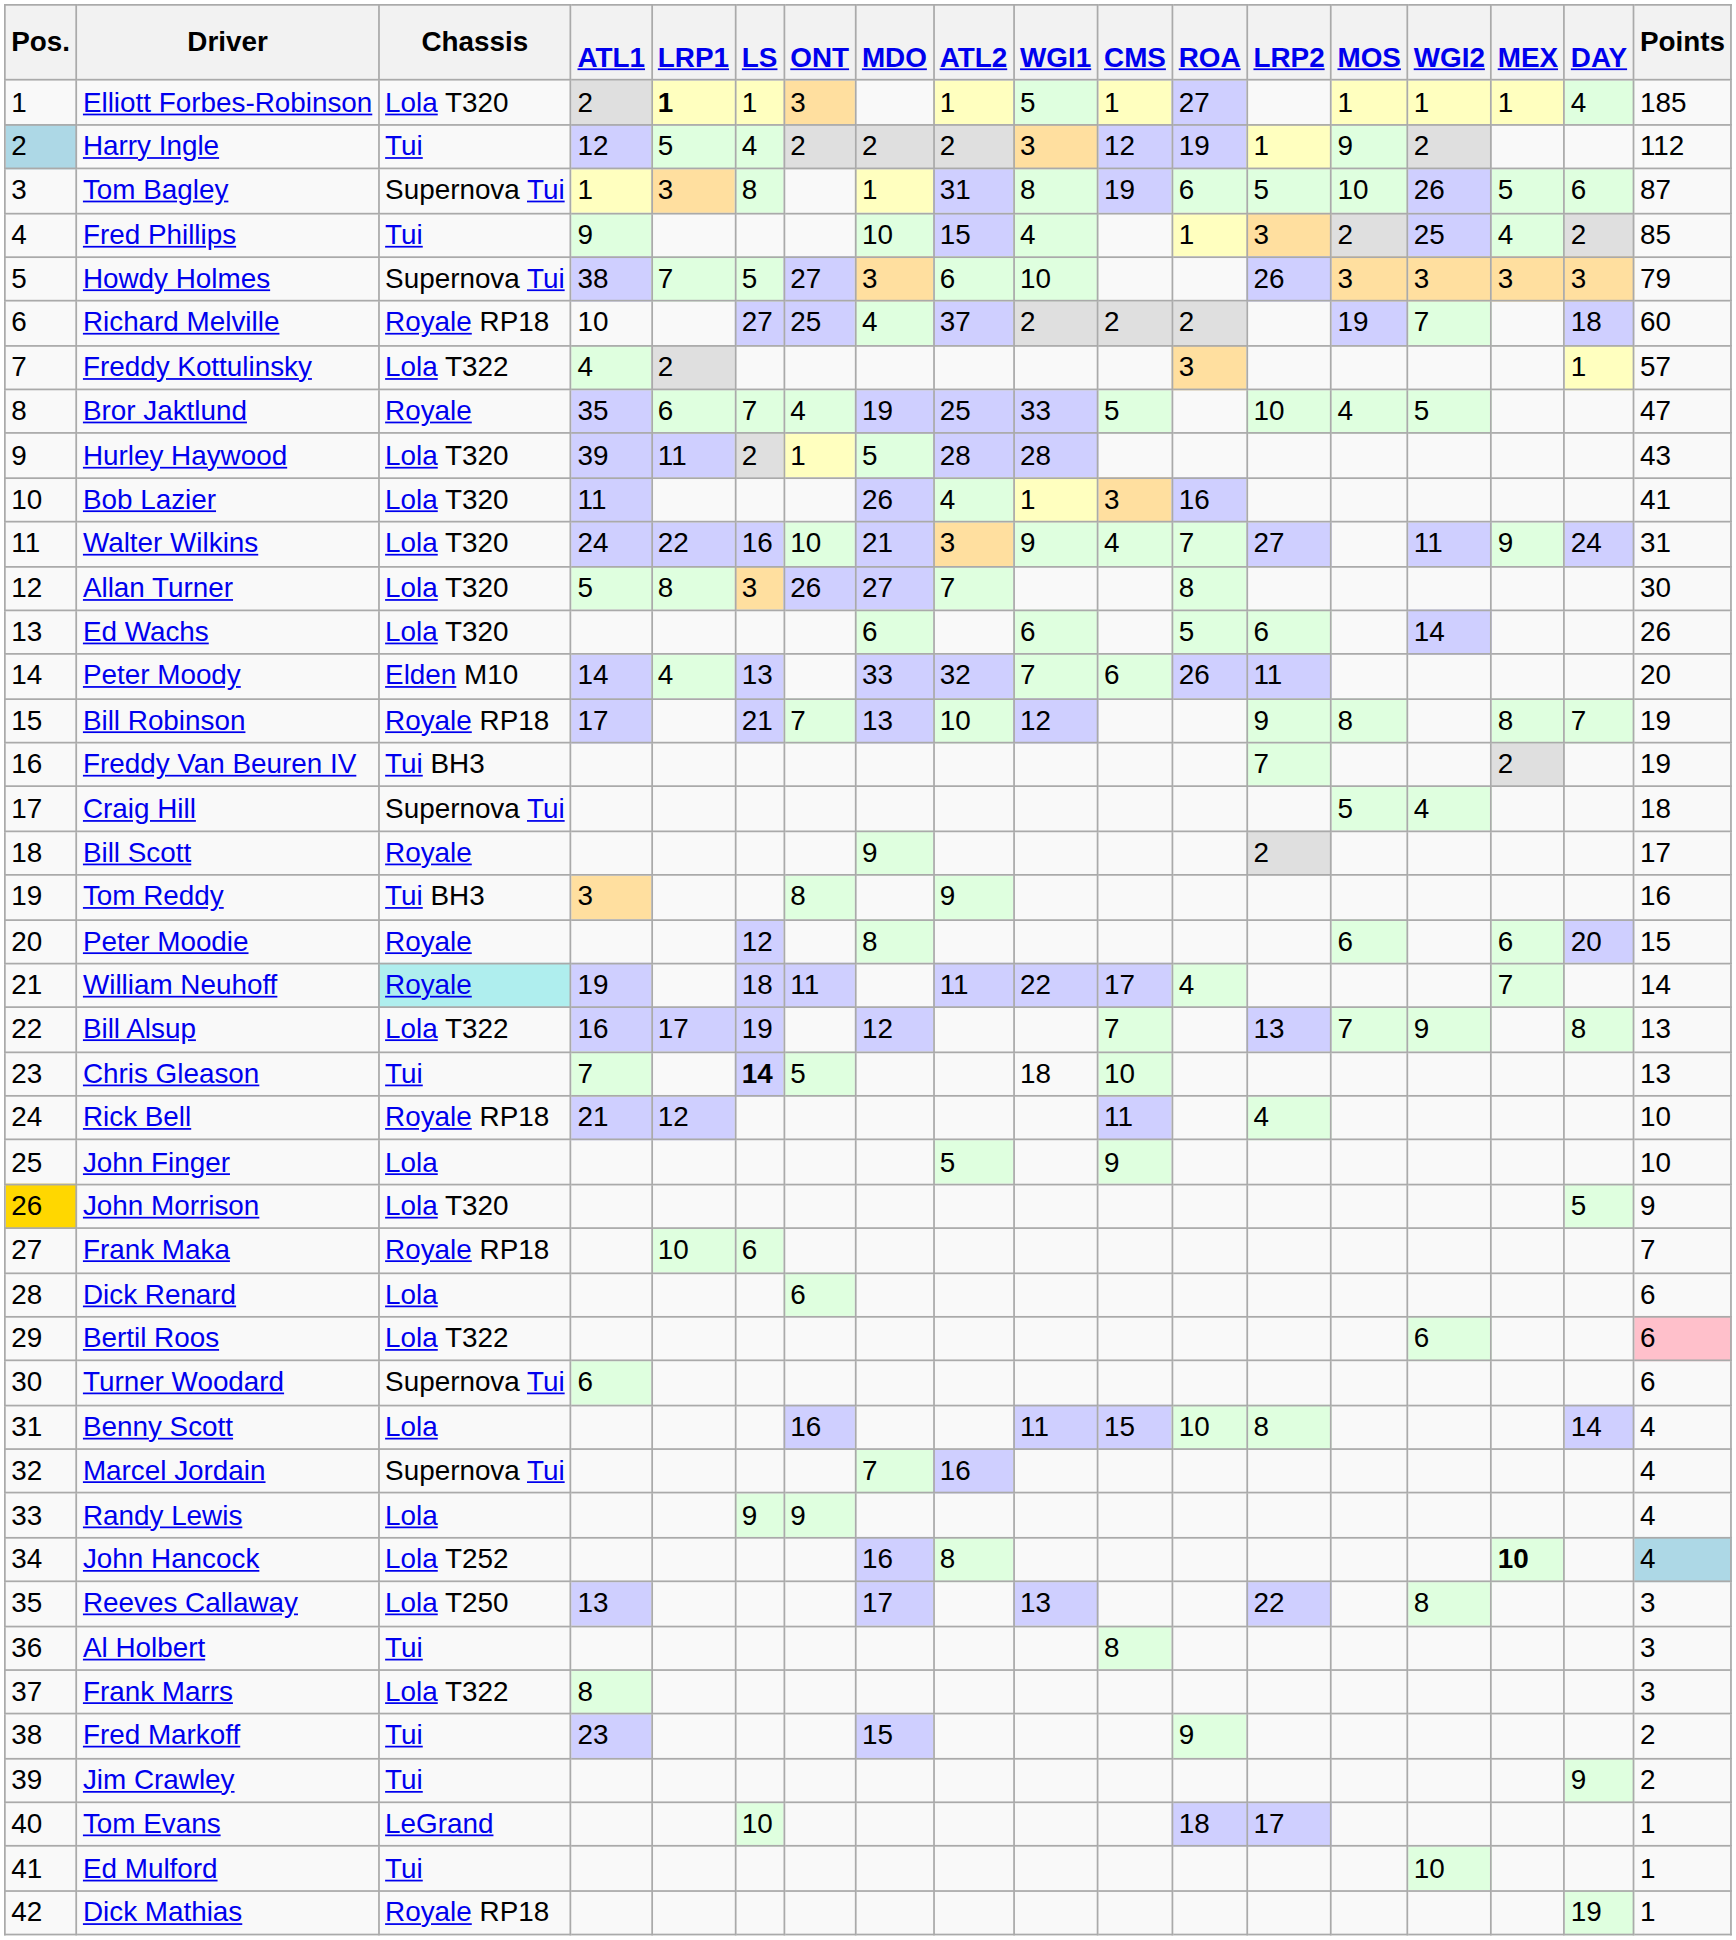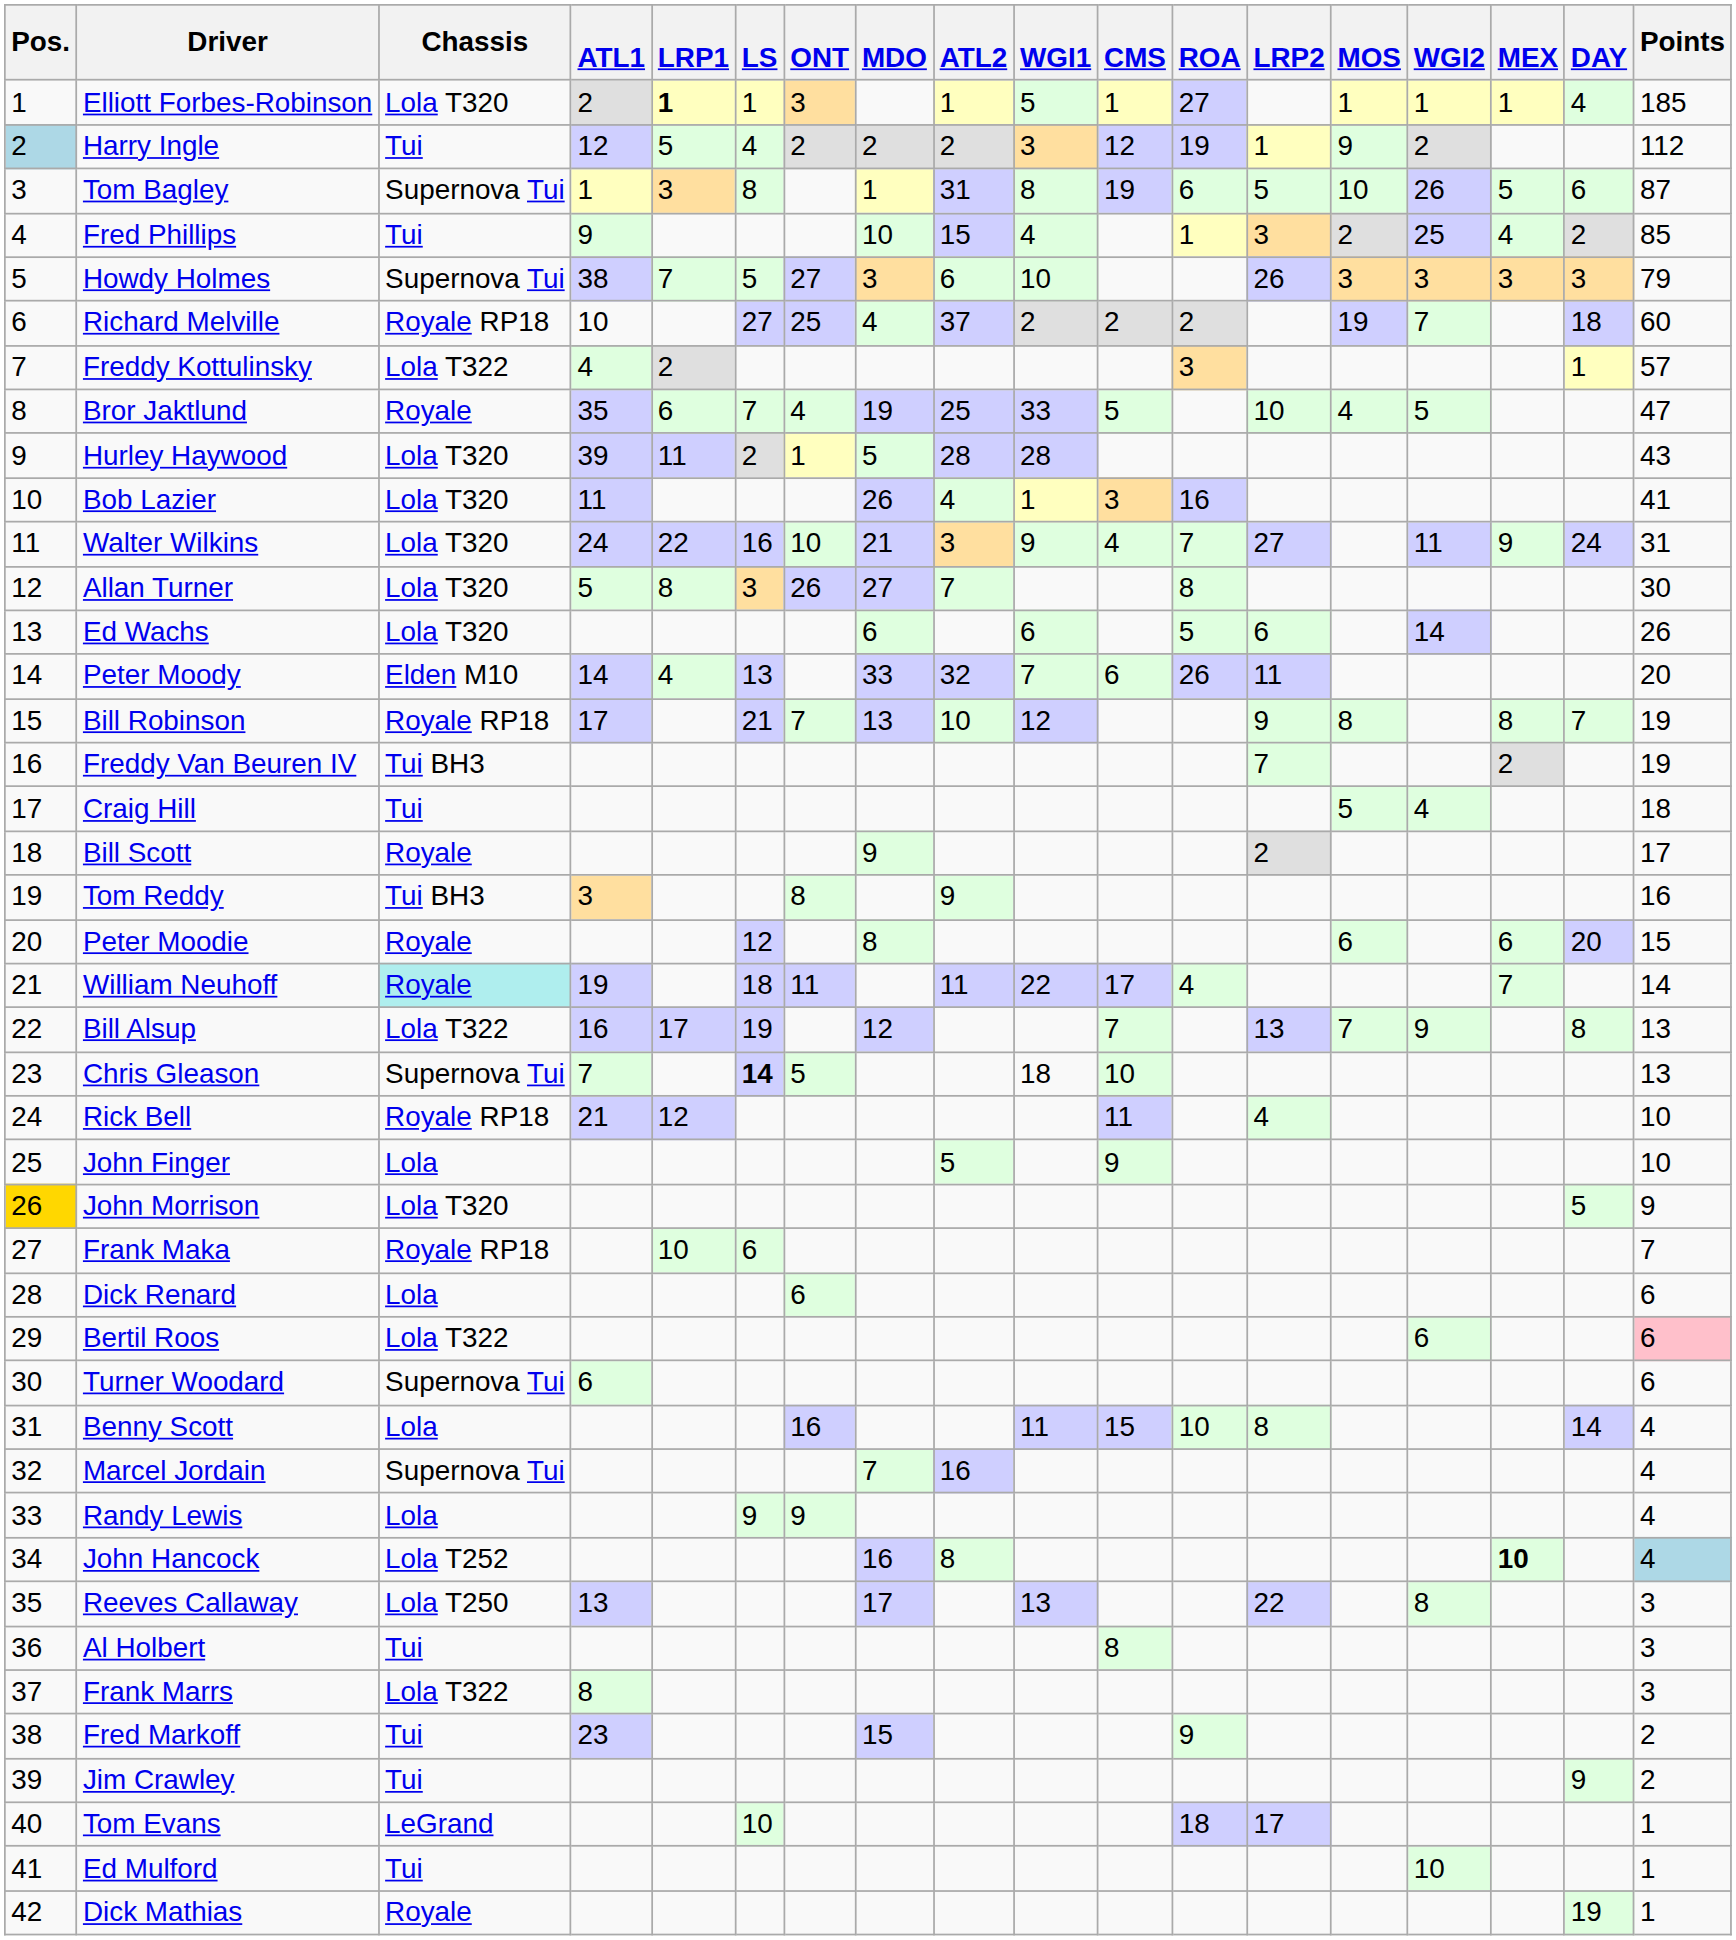(475, 808) Supernova Tui -> (404, 808) Tui
(404, 1073) Tui -> (475, 1073) Supernova Tui
(467, 1912) Royale RP18 -> (428, 1912) Royale
